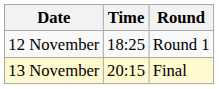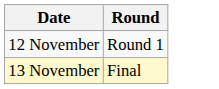- column: (126, 17)
